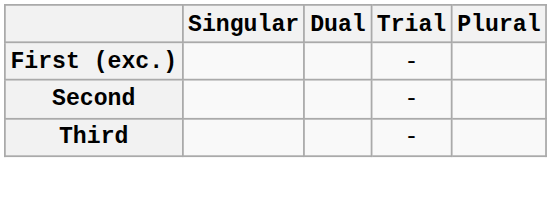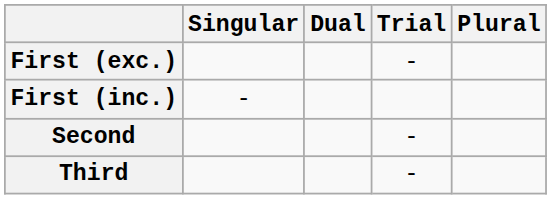+ row: (94, 99)
